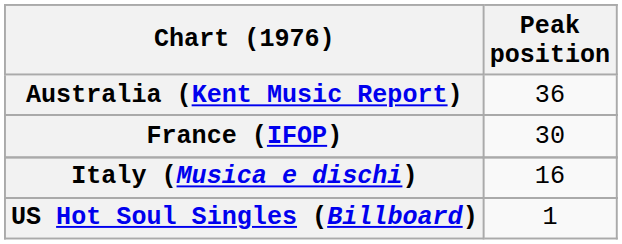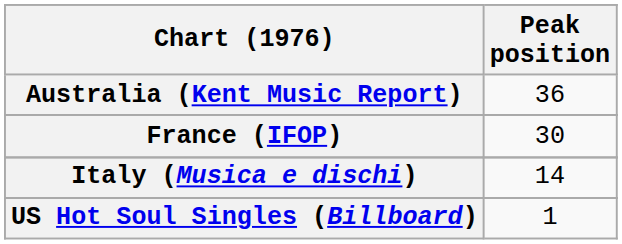(550, 177) 16 -> (550, 177) 14
